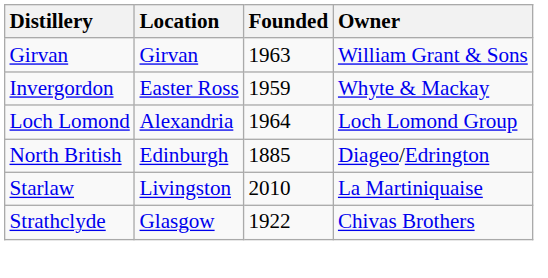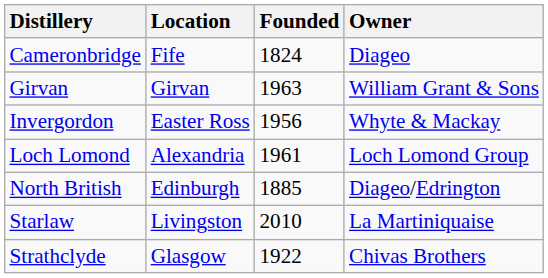+ row: (75, 54)
(270, 88) 1959 -> (281, 121) 1956
(270, 121) 1964 -> (281, 155) 1961
